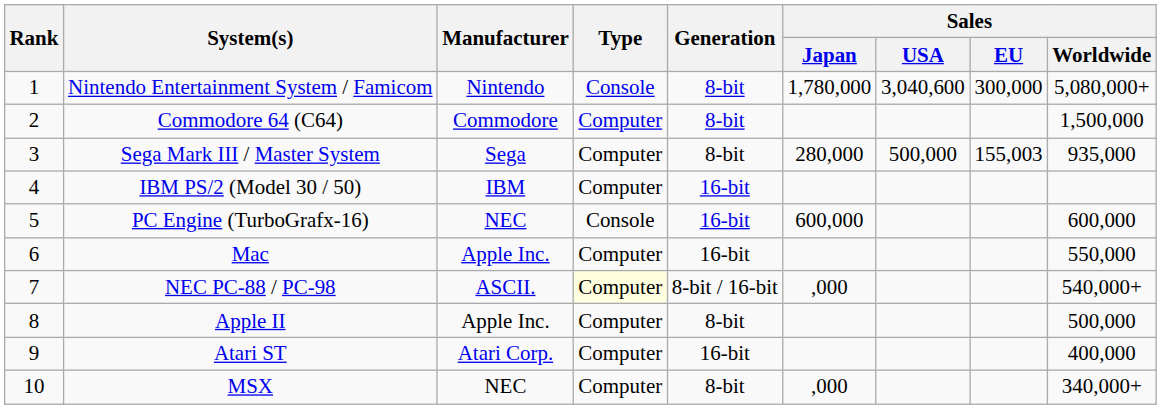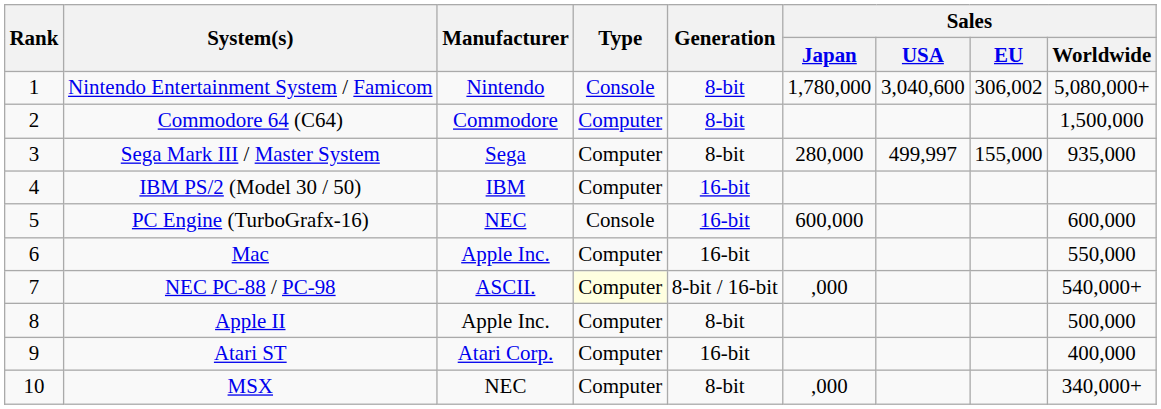(1009, 87) 300,000 -> (1009, 87) 306,002
(923, 154) 500,000 -> (923, 154) 499,997
(1009, 154) 155,003 -> (1009, 154) 155,000
